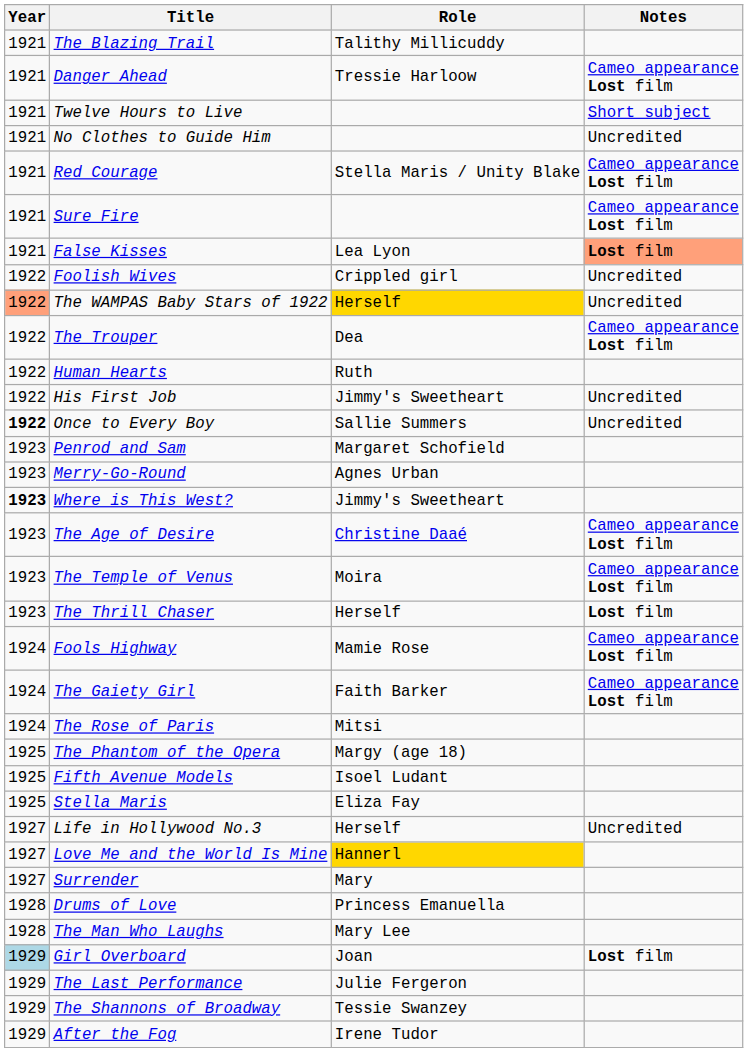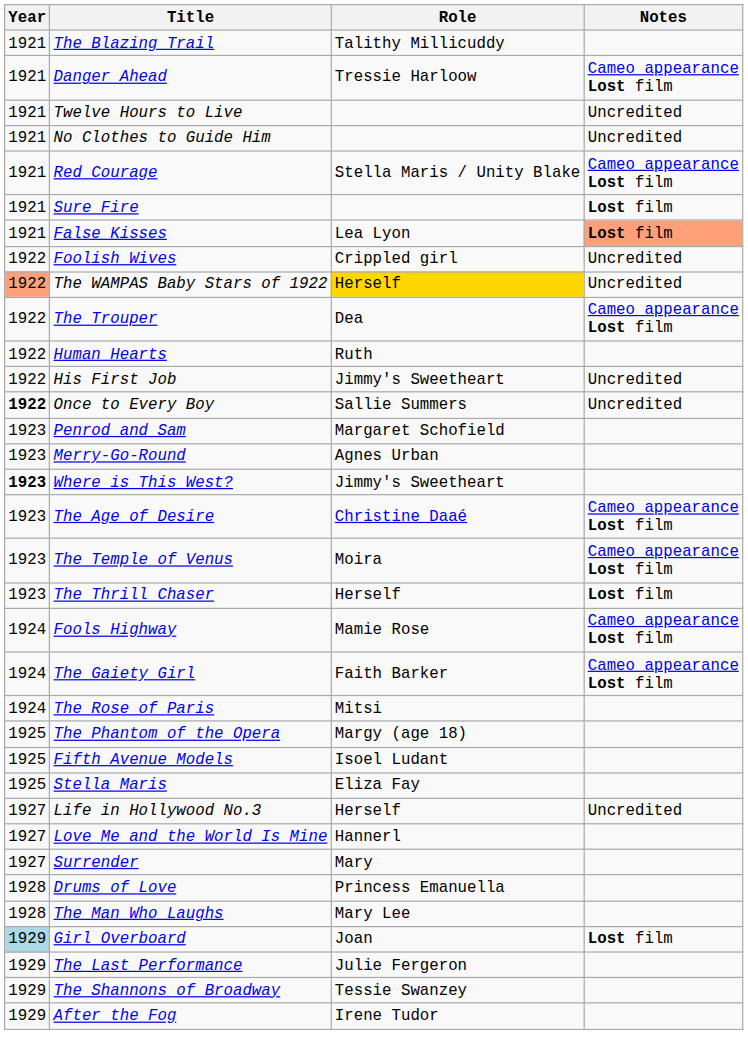(649, 112) Short subject -> (635, 112) Uncredited
(663, 217) Cameo appearance Lost film -> (630, 208) Lost film
(368, 855) gold background -> (368, 837) no background
